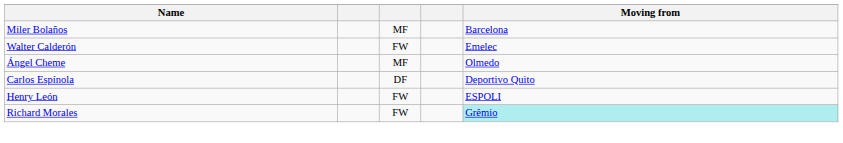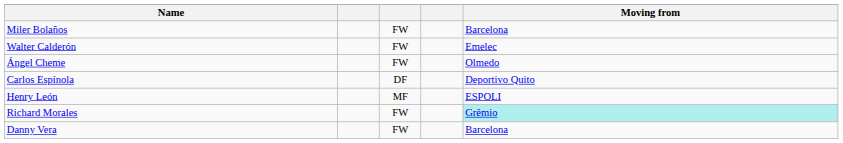(400, 29) MF -> (400, 29) FW
(400, 63) MF -> (400, 63) FW
(400, 96) FW -> (400, 96) MF
+ row: (32, 130)
